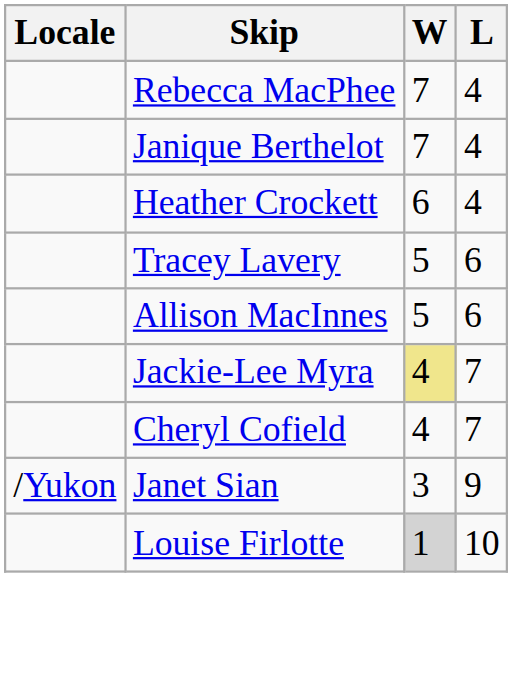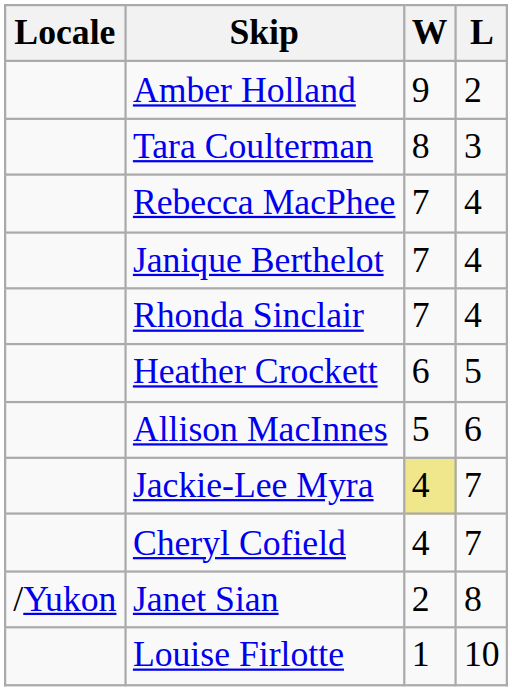+ row: (244, 89)
+ row: (253, 145)
+ row: (248, 315)
(473, 202) 4 -> (473, 372) 5
- row: (237, 259)
(421, 485) 3 -> (421, 598) 2
(473, 485) 9 -> (473, 598) 8
(421, 542) lightgrey background -> (421, 655) no background
